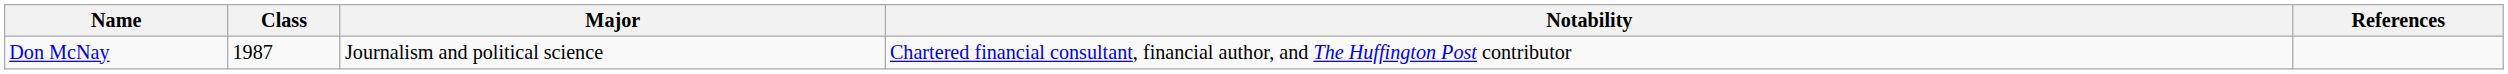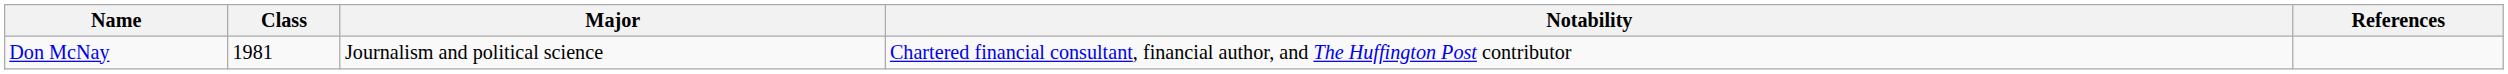(253, 52) 1987 -> (253, 52) 1981
